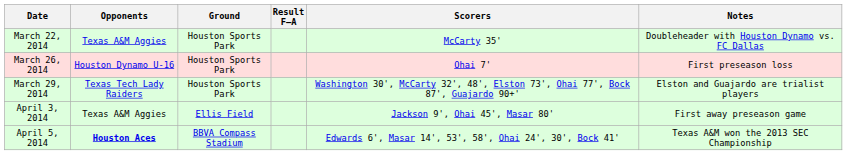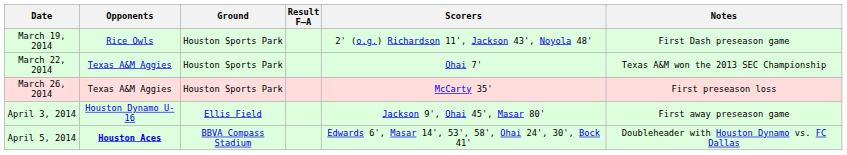+ row: (42, 41)
(473, 41) McCarty 35' -> (464, 65) Ohai 7'
(740, 41) Doubleheader with Houston Dynamo vs. FC Dallas -> (724, 65) Texas A&M won the 2013 SEC Championship
(124, 65) Houston Dynamo U-16 -> (130, 89) Texas A&M Aggies
(473, 65) Ohai 7' -> (464, 89) McCarty 35'
- row: (38, 89)
(124, 113) Texas A&M Aggies -> (130, 113) Houston Dynamo U-16
(740, 138) Texas A&M won the 2013 SEC Championship -> (724, 138) Doubleheader with Houston Dynamo vs. FC Dallas
